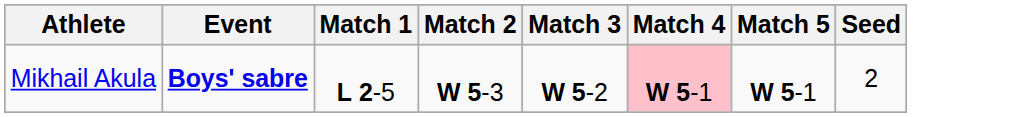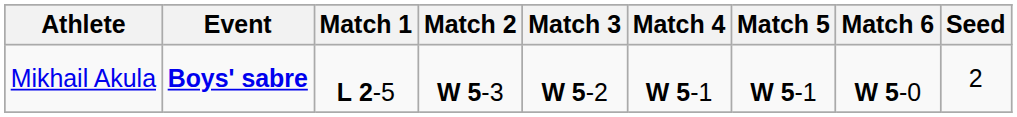+ column: (888, 25)
(679, 92) pink background -> (679, 92) no background
